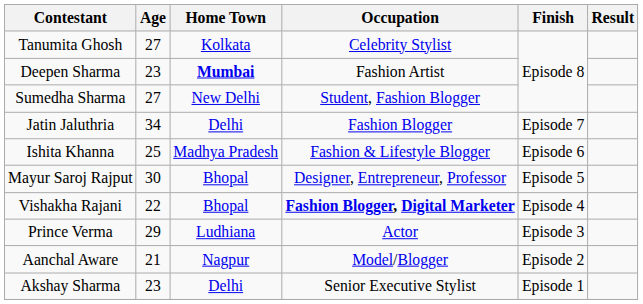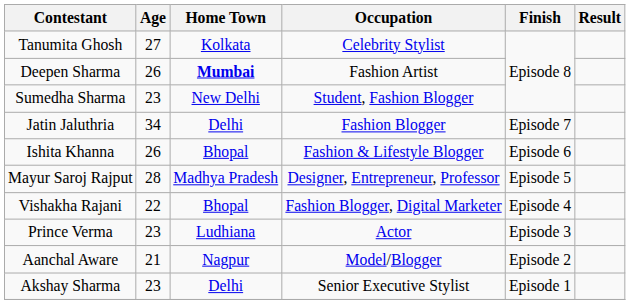(153, 71) 23 -> (153, 71) 26
(153, 98) 27 -> (153, 98) 23
(153, 152) 25 -> (153, 152) 26
(226, 152) Madhya Pradesh -> (226, 152) Bhopal
(153, 178) 30 -> (153, 178) 28
(226, 178) Bhopal -> (226, 178) Madhya Pradesh
(400, 205) bold -> (394, 205) normal
(153, 232) 29 -> (153, 232) 23
